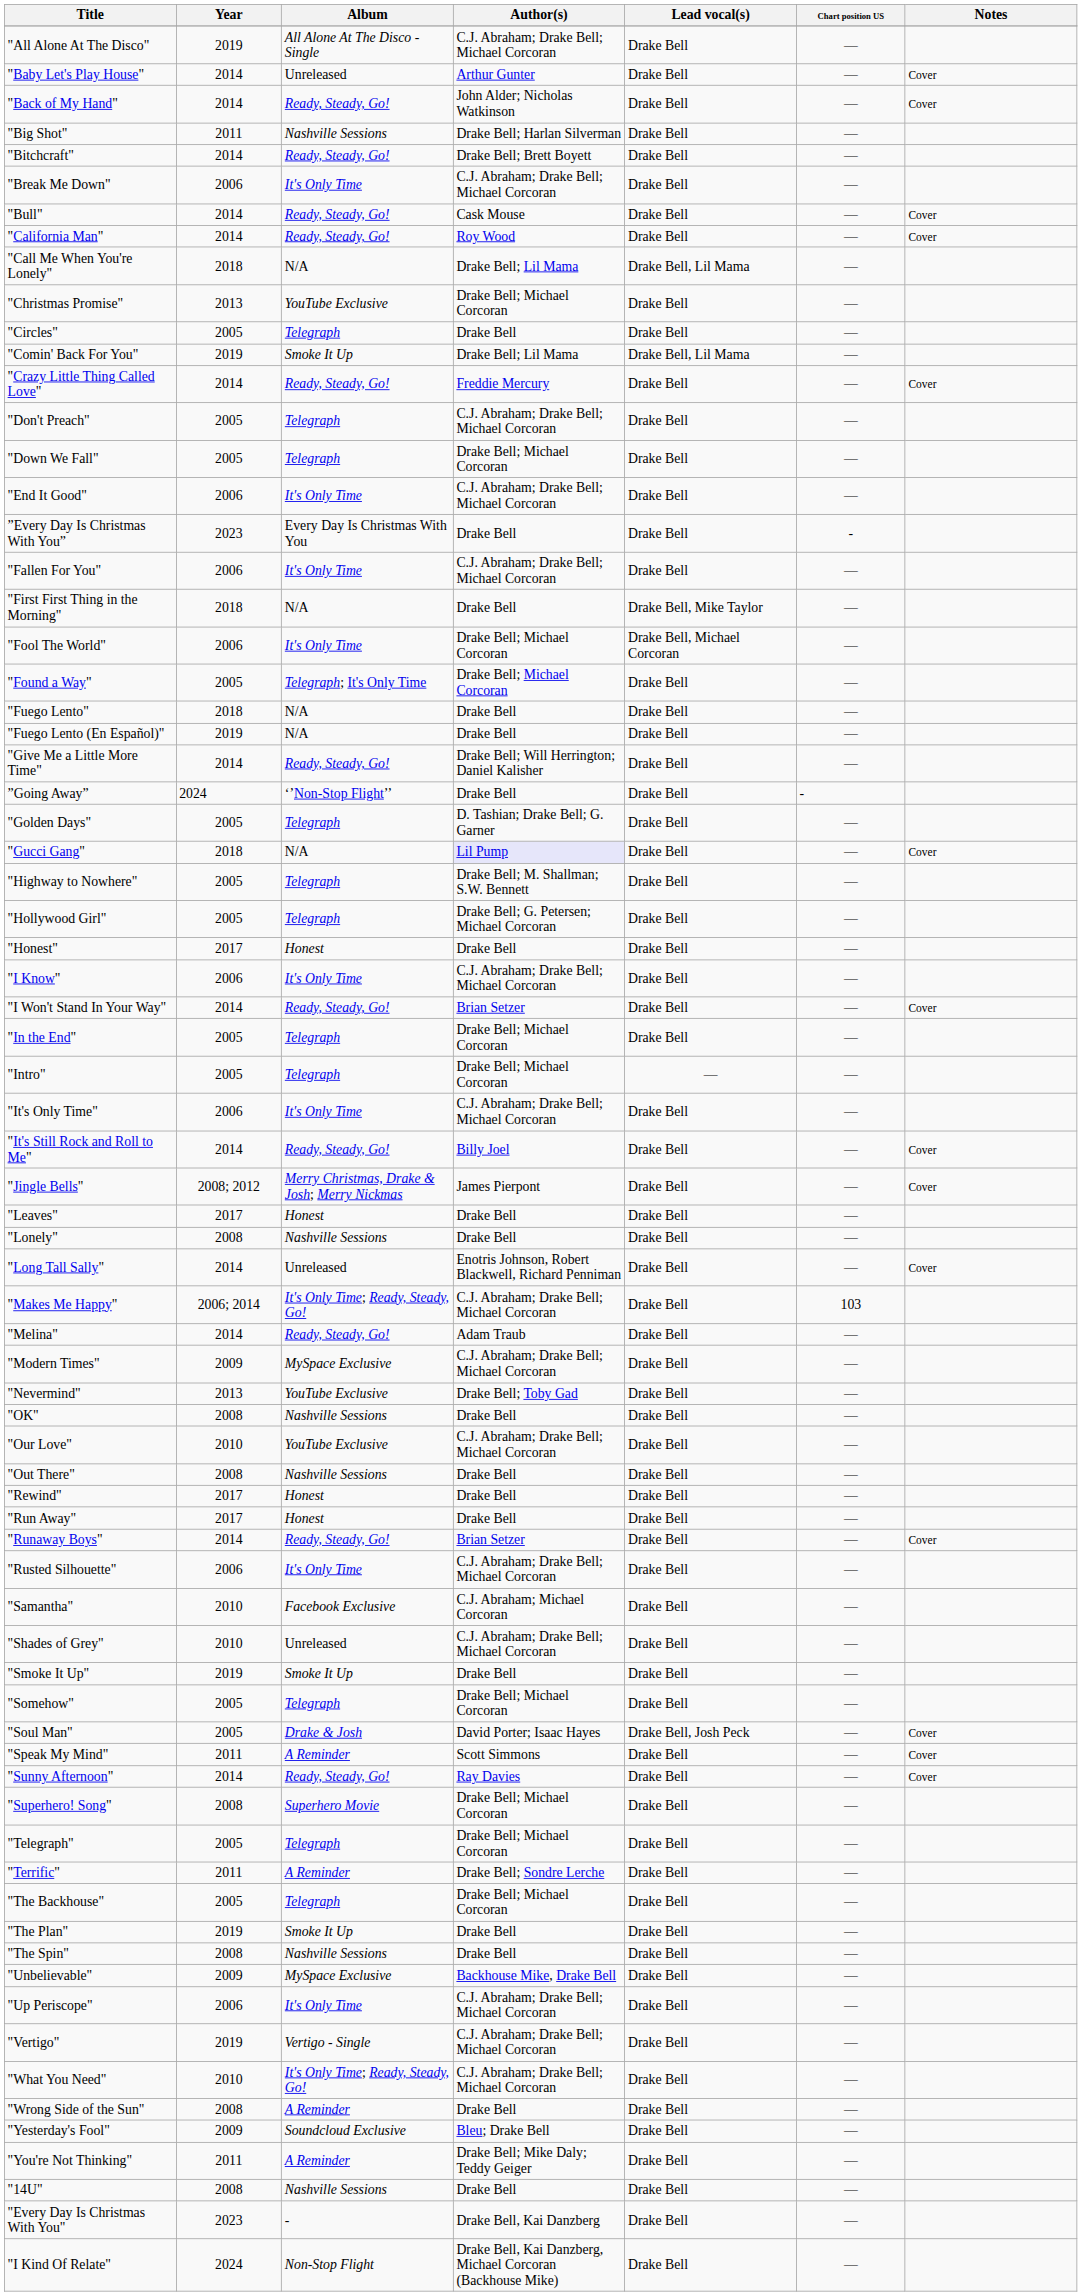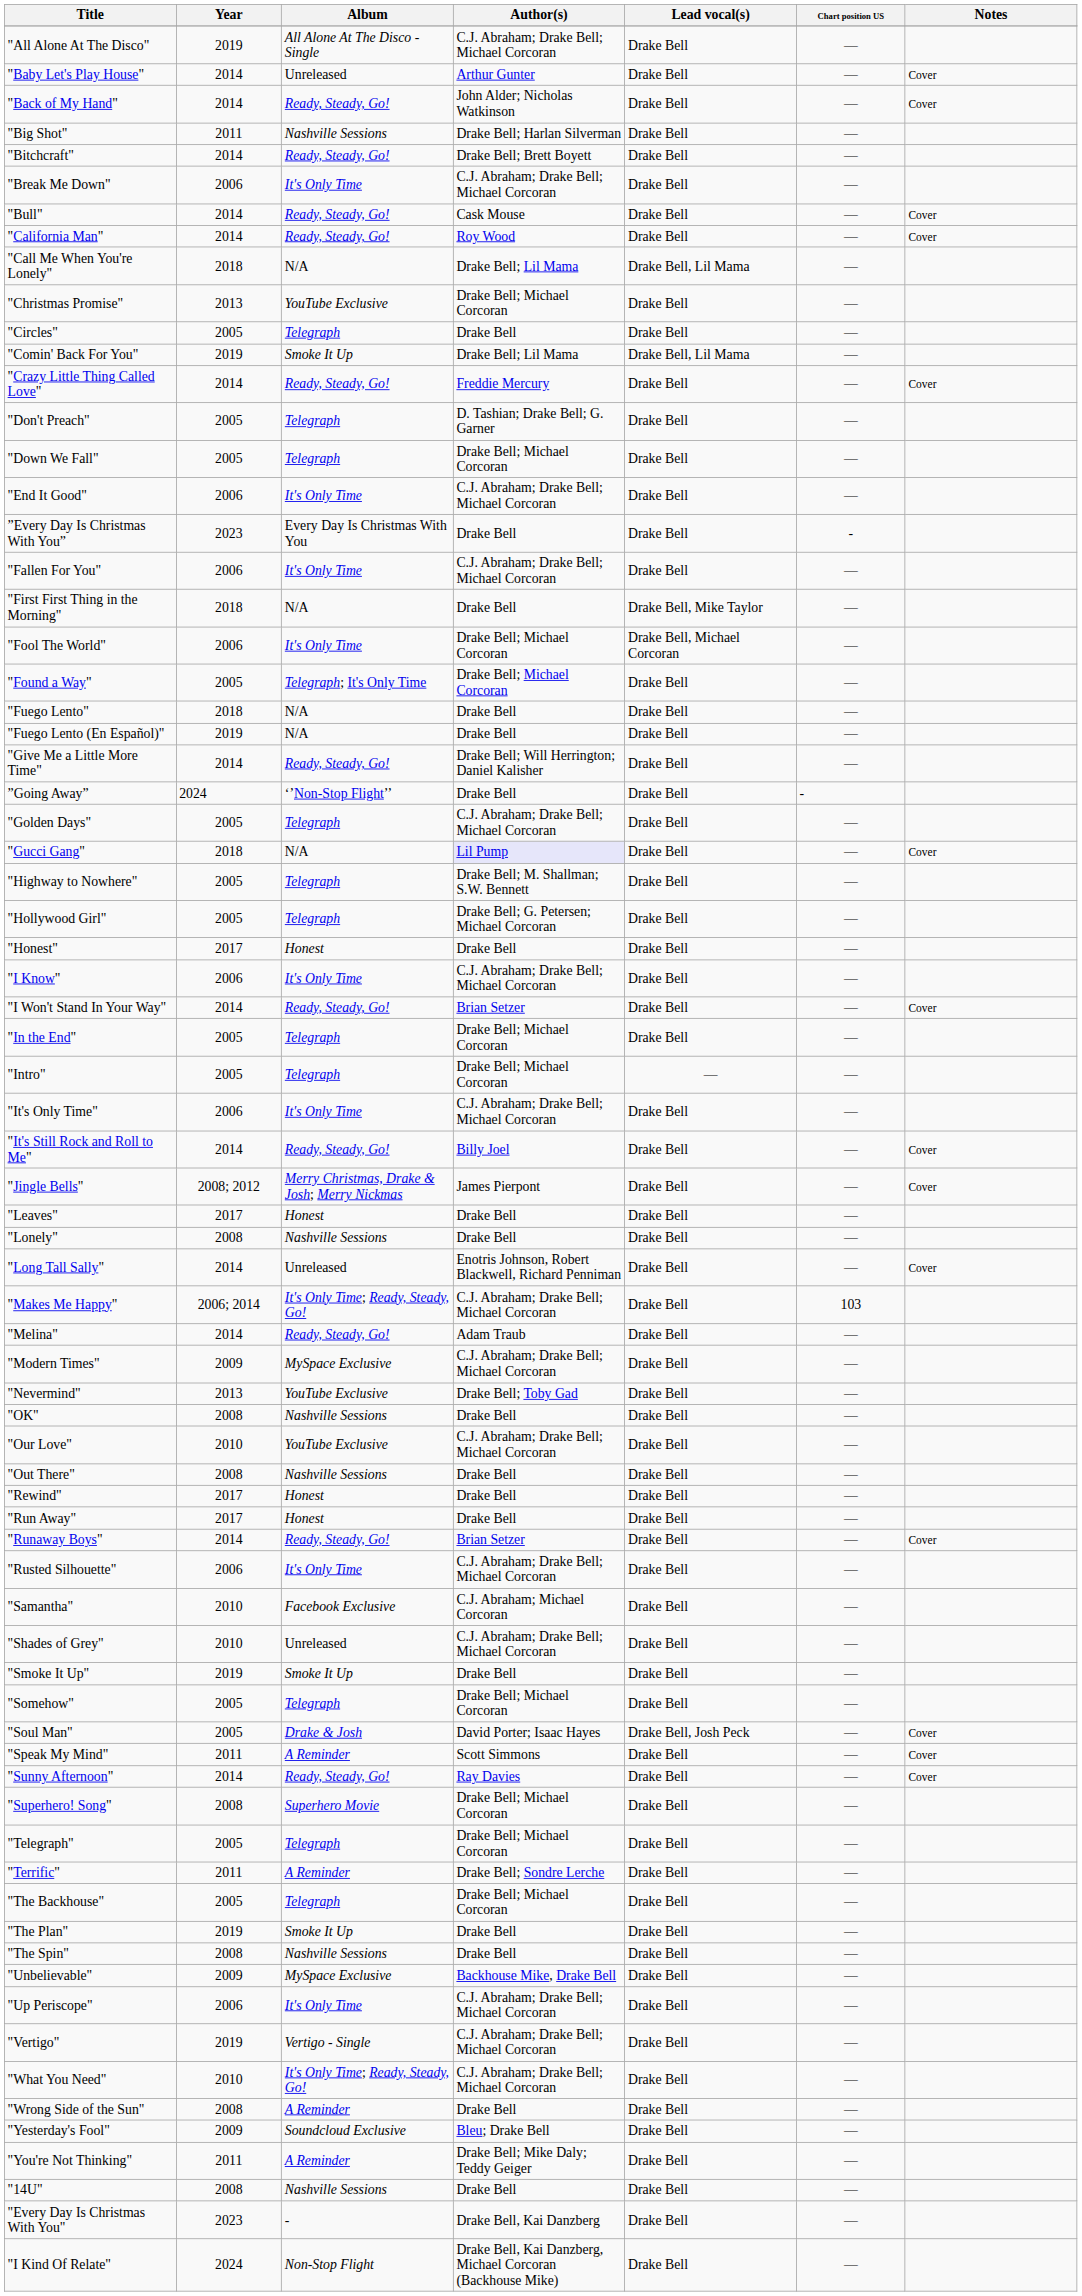(530, 421) C.J. Abraham; Drake Bell; Michael Corcoran -> (530, 421) D. Tashian; Drake Bell; G. Garner
(530, 822) D. Tashian; Drake Bell; G. Garner -> (530, 822) C.J. Abraham; Drake Bell; Michael Corcoran
